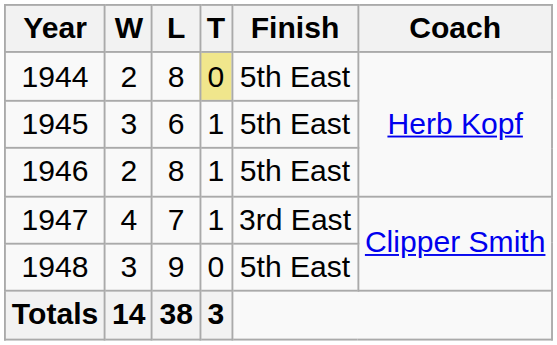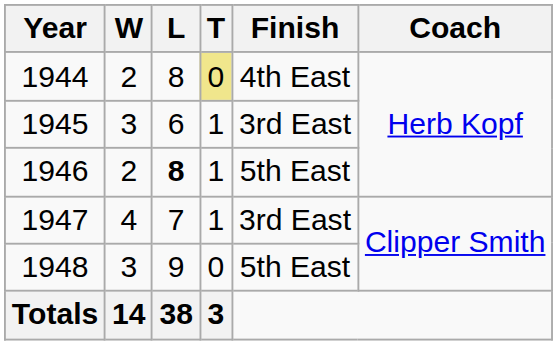(295, 76) 5th East -> (295, 76) 4th East
(295, 123) 5th East -> (295, 123) 3rd East
(176, 171) normal -> (176, 171) bold
